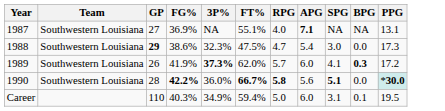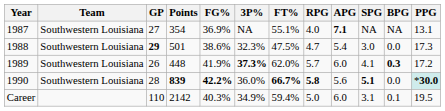+ column: (183, 13)
